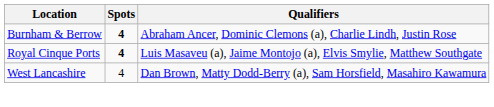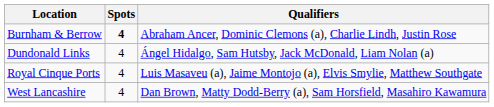+ row: (48, 53)
(121, 53) bold -> (121, 73) normal
